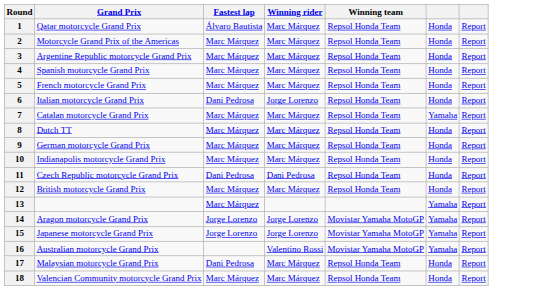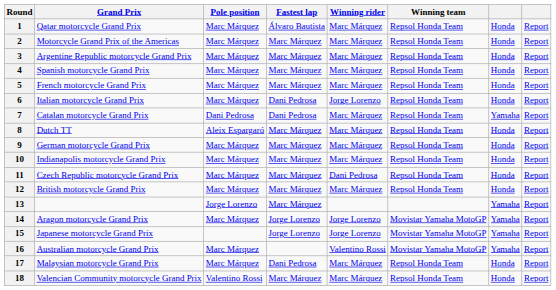+ column: (235, 11)
(232, 115) Marc Márquez -> (293, 115) Dani Pedrosa
(230, 174) Dani Pedrosa -> (295, 174) Marc Márquez
